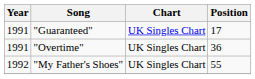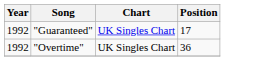(18, 30) 1991 -> (18, 30) 1992
(18, 47) 1991 -> (18, 47) 1992
- row: (78, 64)
